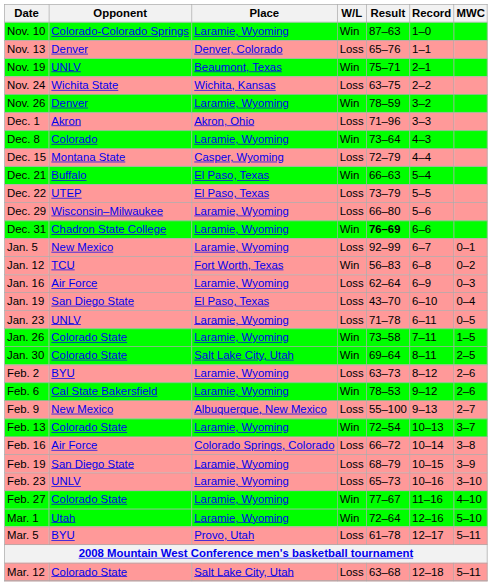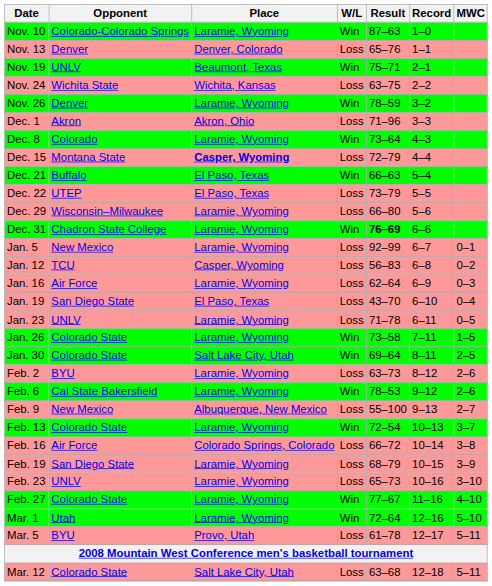(239, 157) normal -> (242, 157) bold
(239, 265) Fort Worth, Texas -> (239, 265) Casper, Wyoming
(349, 265) Win -> (352, 265) Loss
